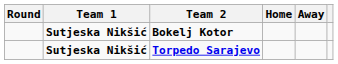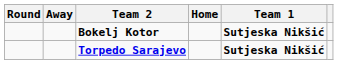columns swapped: (97, 14) <-> (311, 14)
